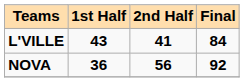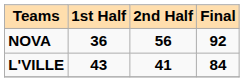rows swapped: (30, 64) <-> (36, 40)
